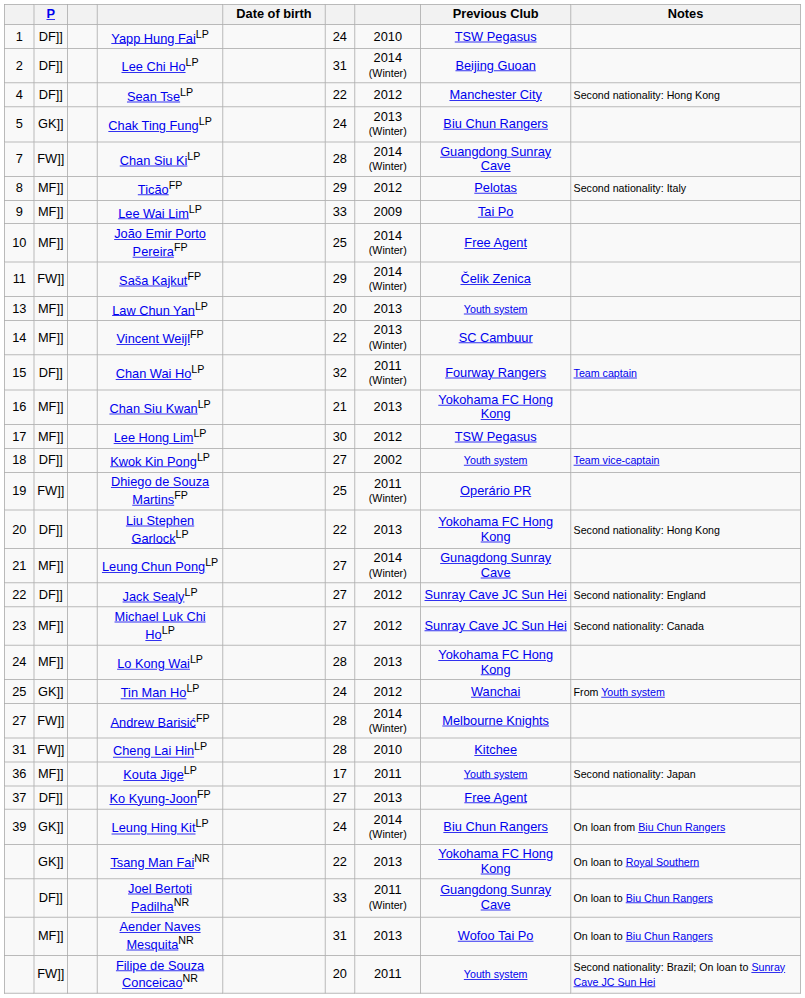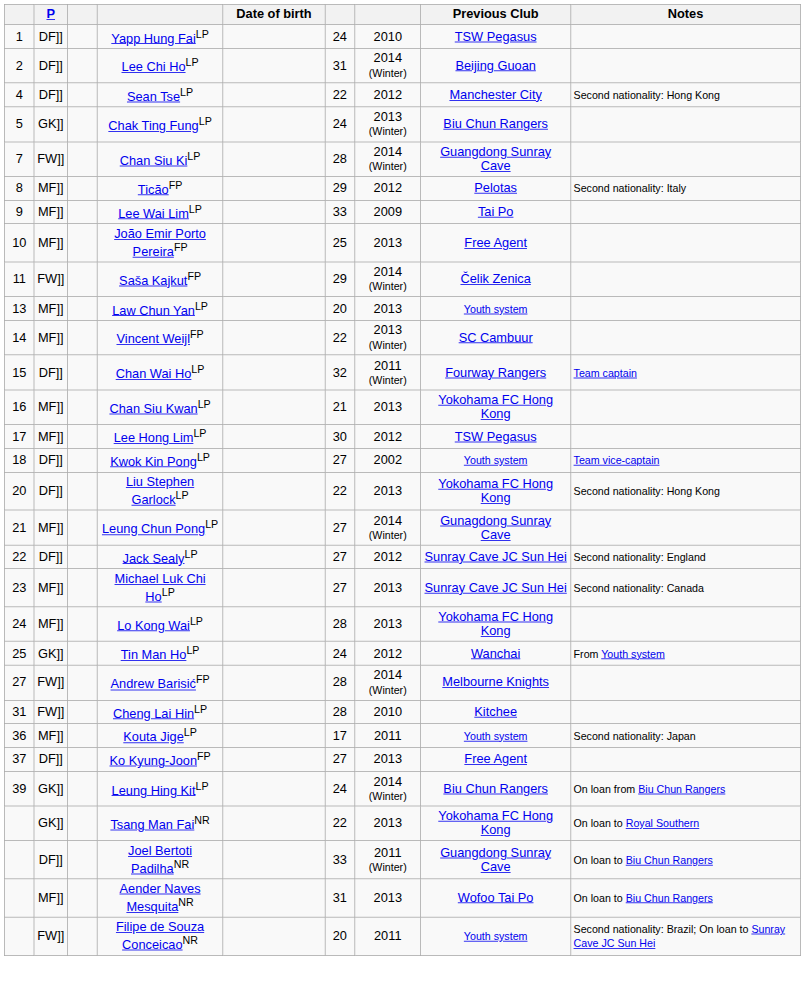(388, 243) 2014 (Winter) -> (388, 243) 2013
- row: (160, 491)
(388, 626) 2012 -> (388, 587) 2013
